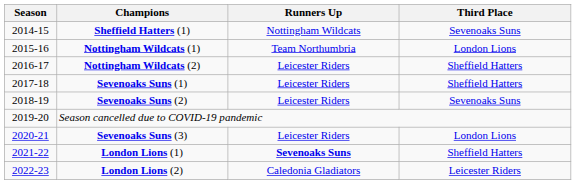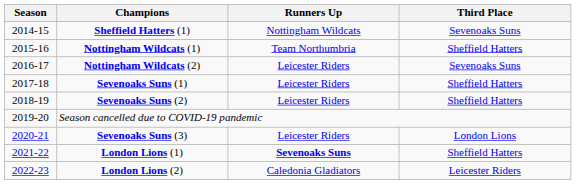(485, 48) London Lions -> (485, 48) Sheffield Hatters
(485, 65) Sheffield Hatters -> (485, 65) Sevenoaks Suns
(485, 100) Sevenoaks Suns -> (485, 100) Sheffield Hatters
